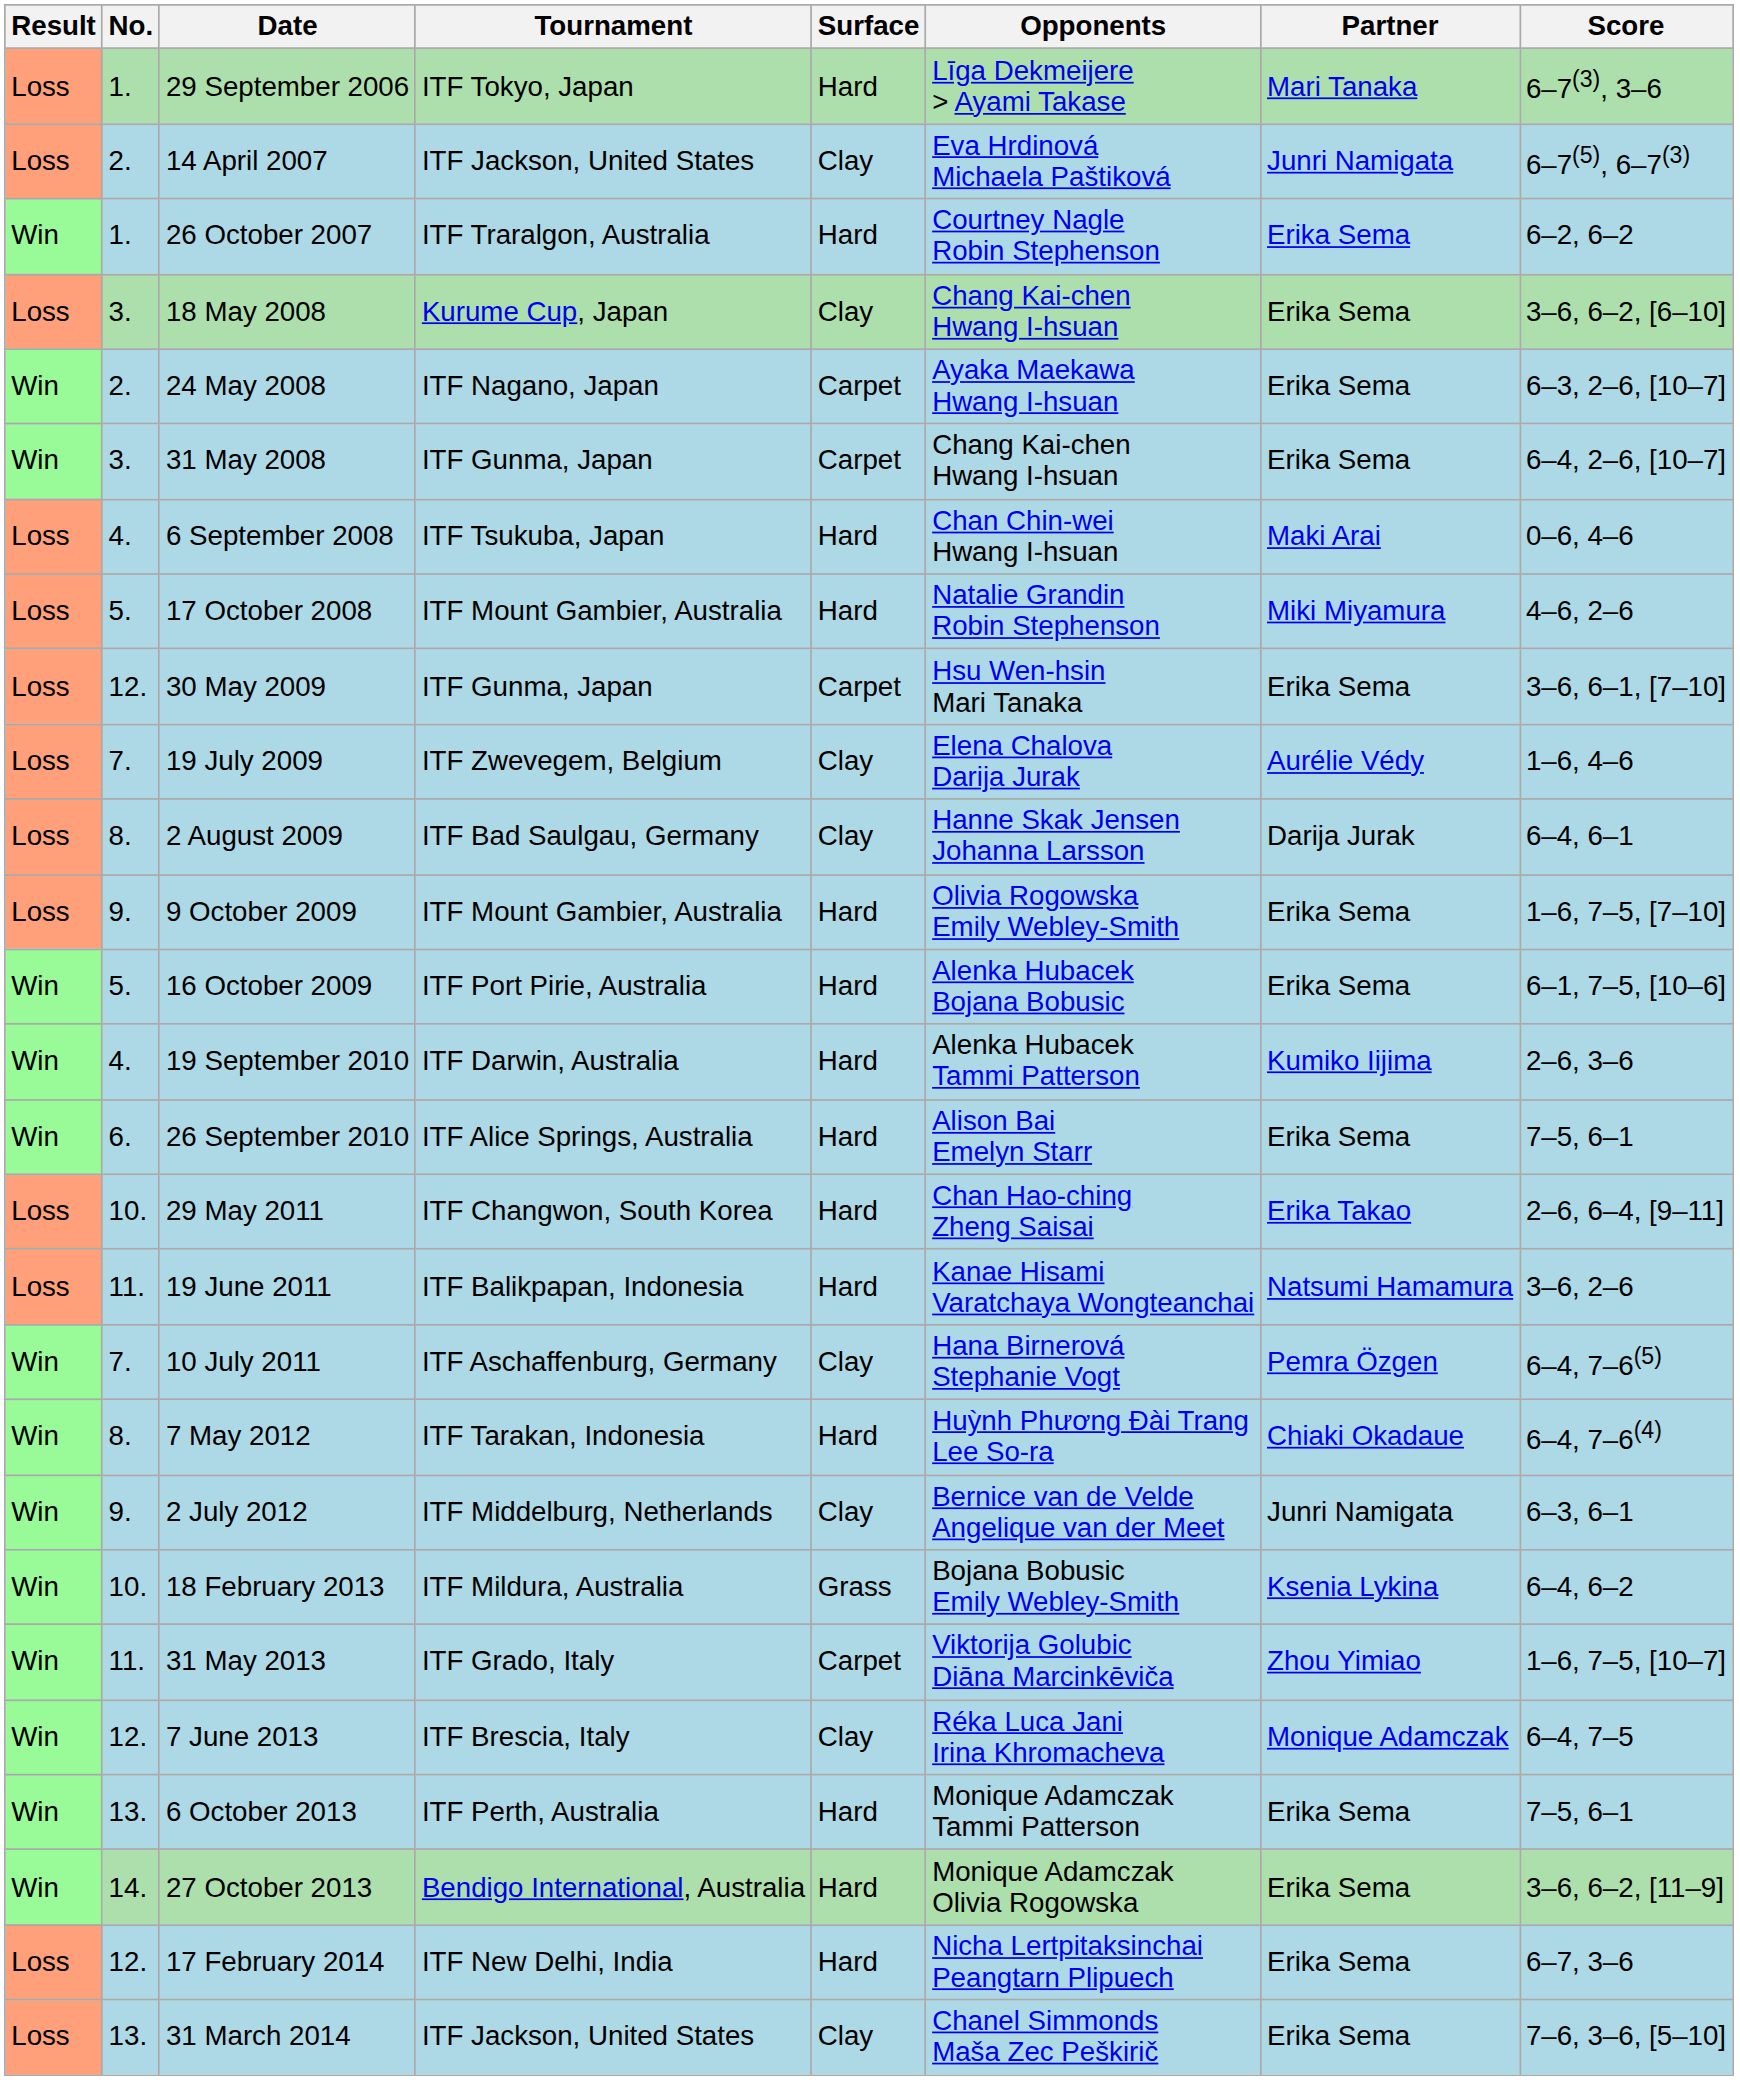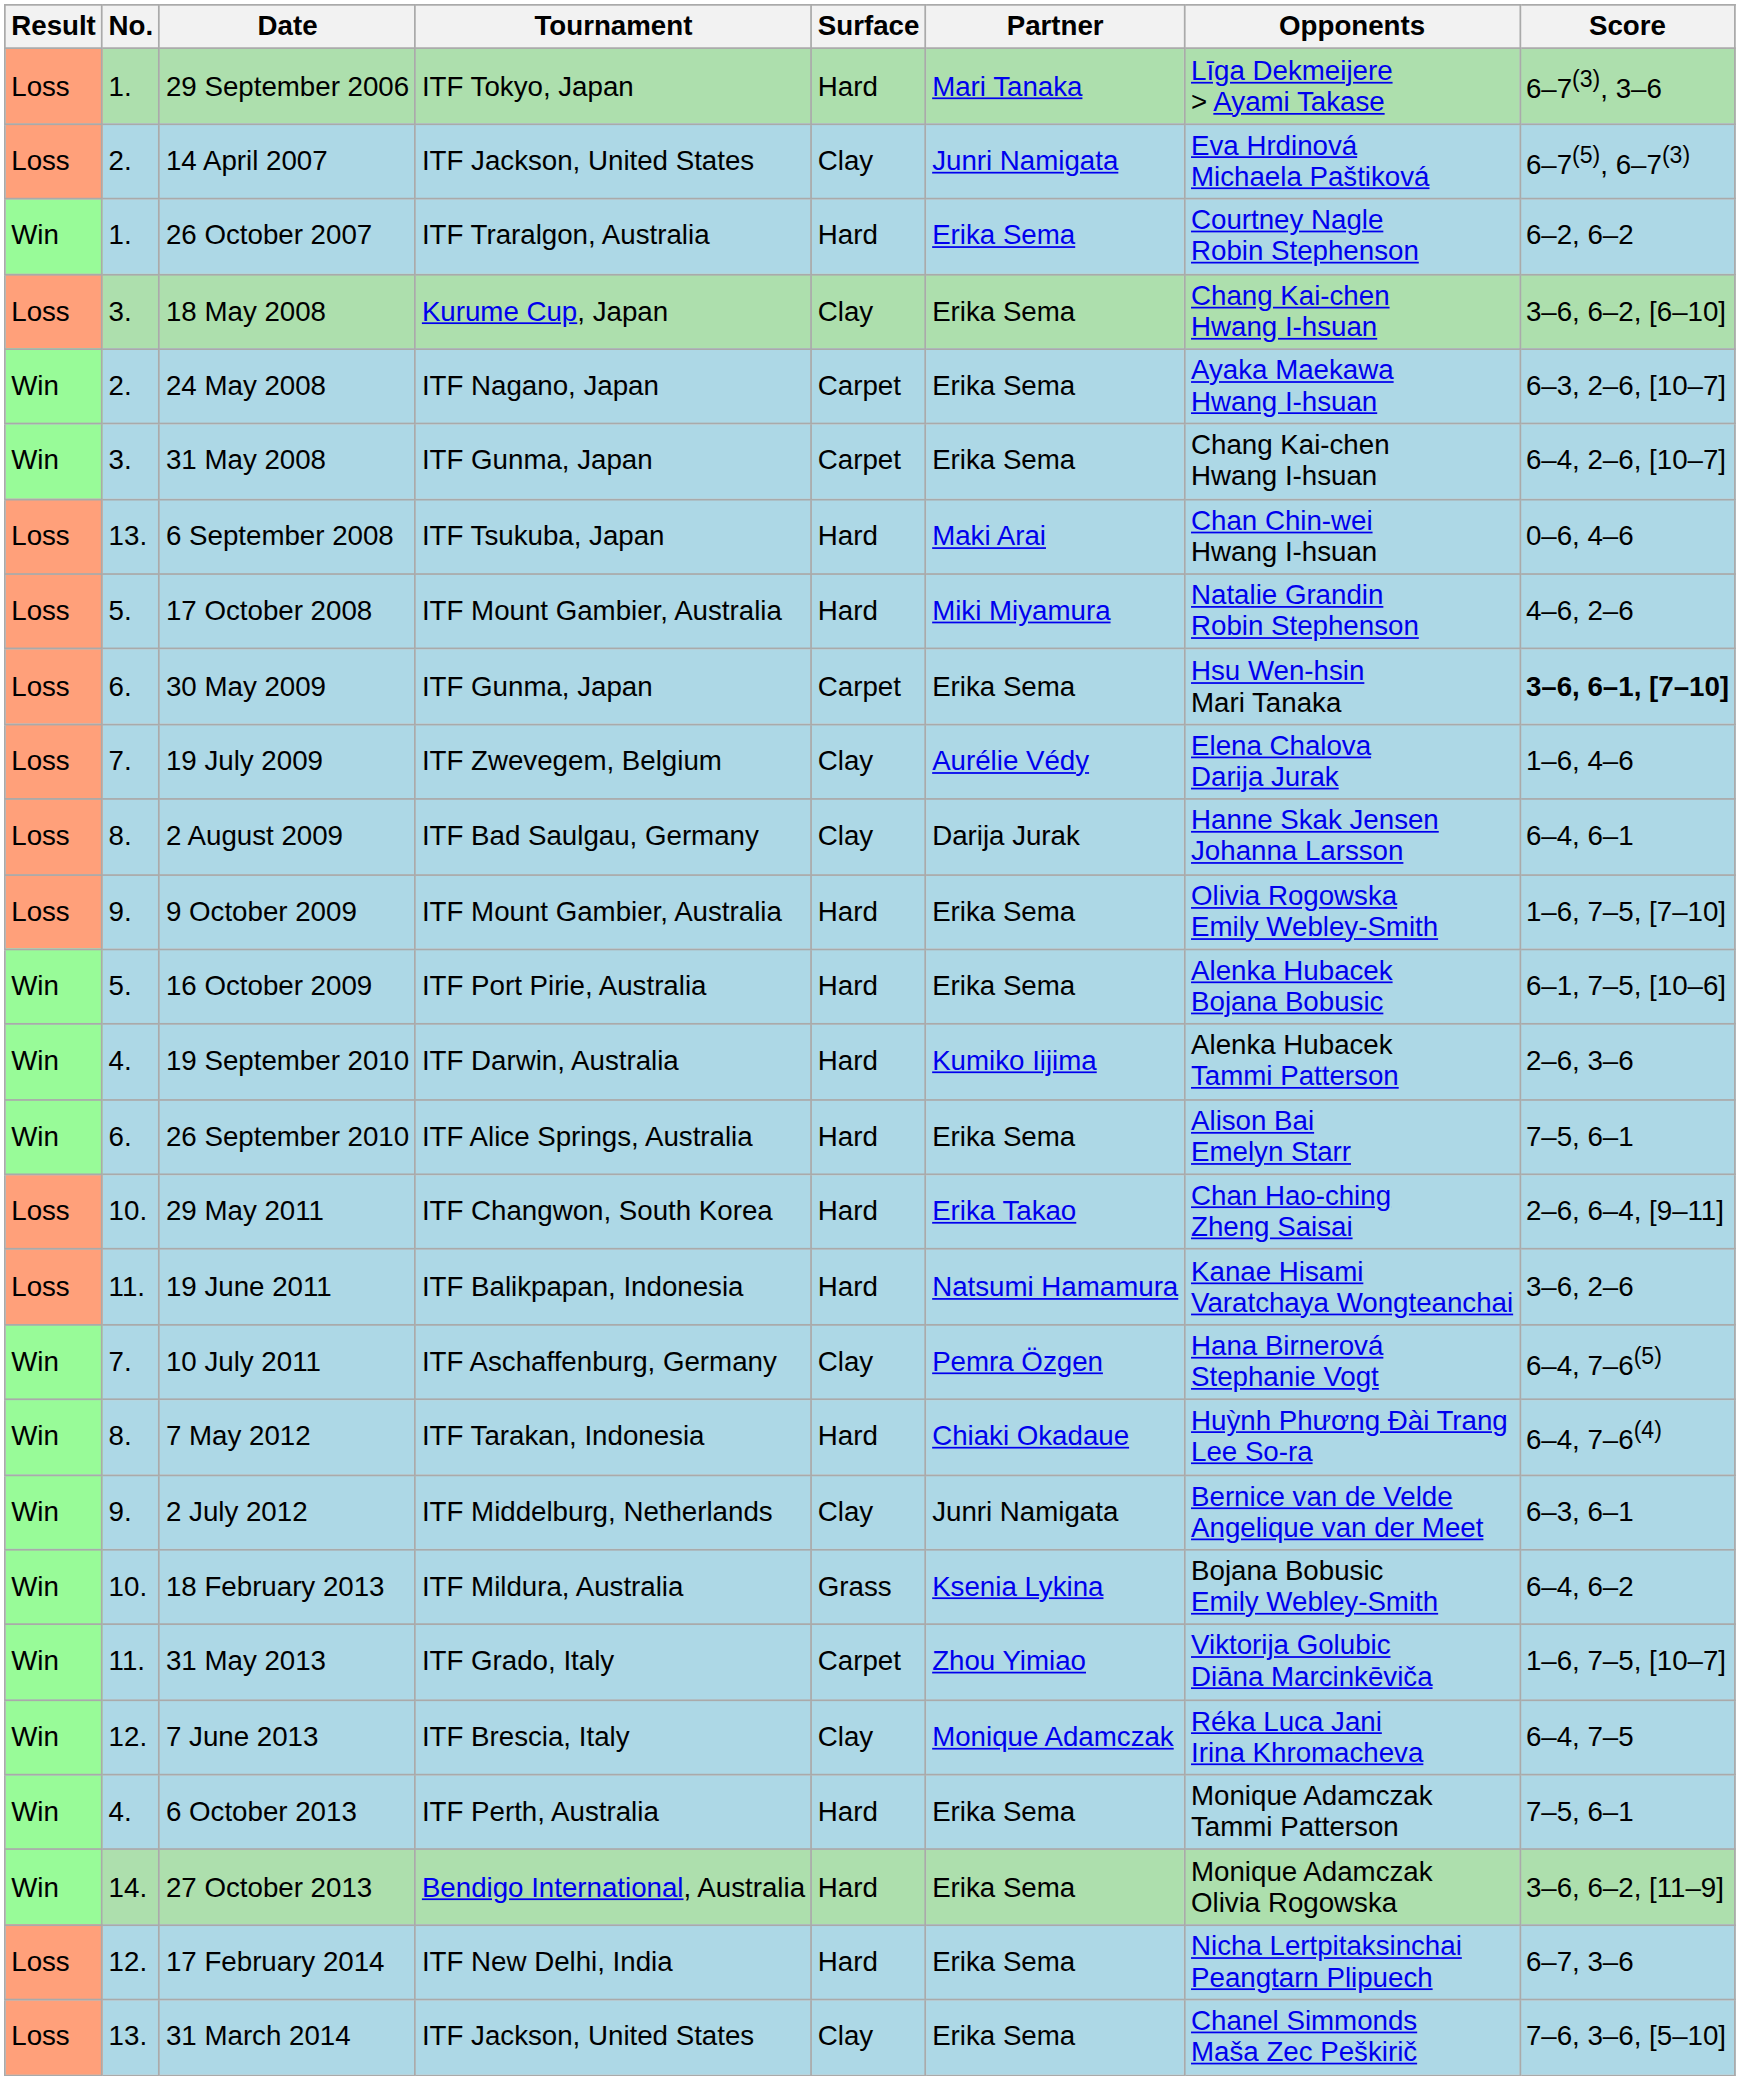columns swapped: (1390, 26) <-> (1093, 26)
(120, 536) 4. -> (128, 536) 13.
(128, 686) 12. -> (120, 686) 6.
(1626, 686) normal -> (1627, 686) bold
(128, 1811) 13. -> (120, 1811) 4.
